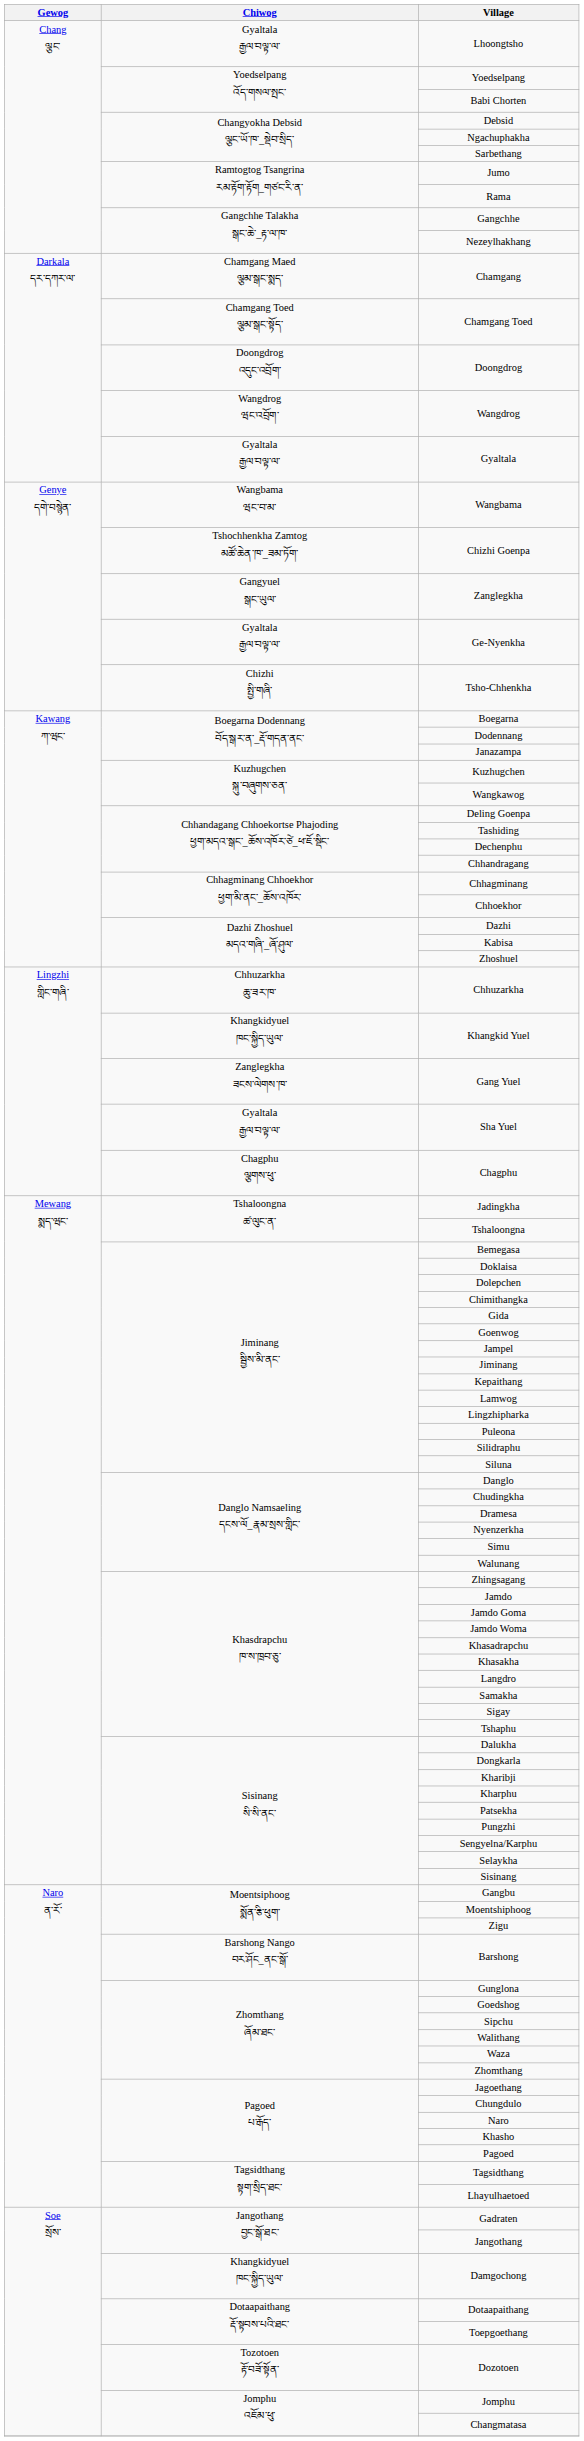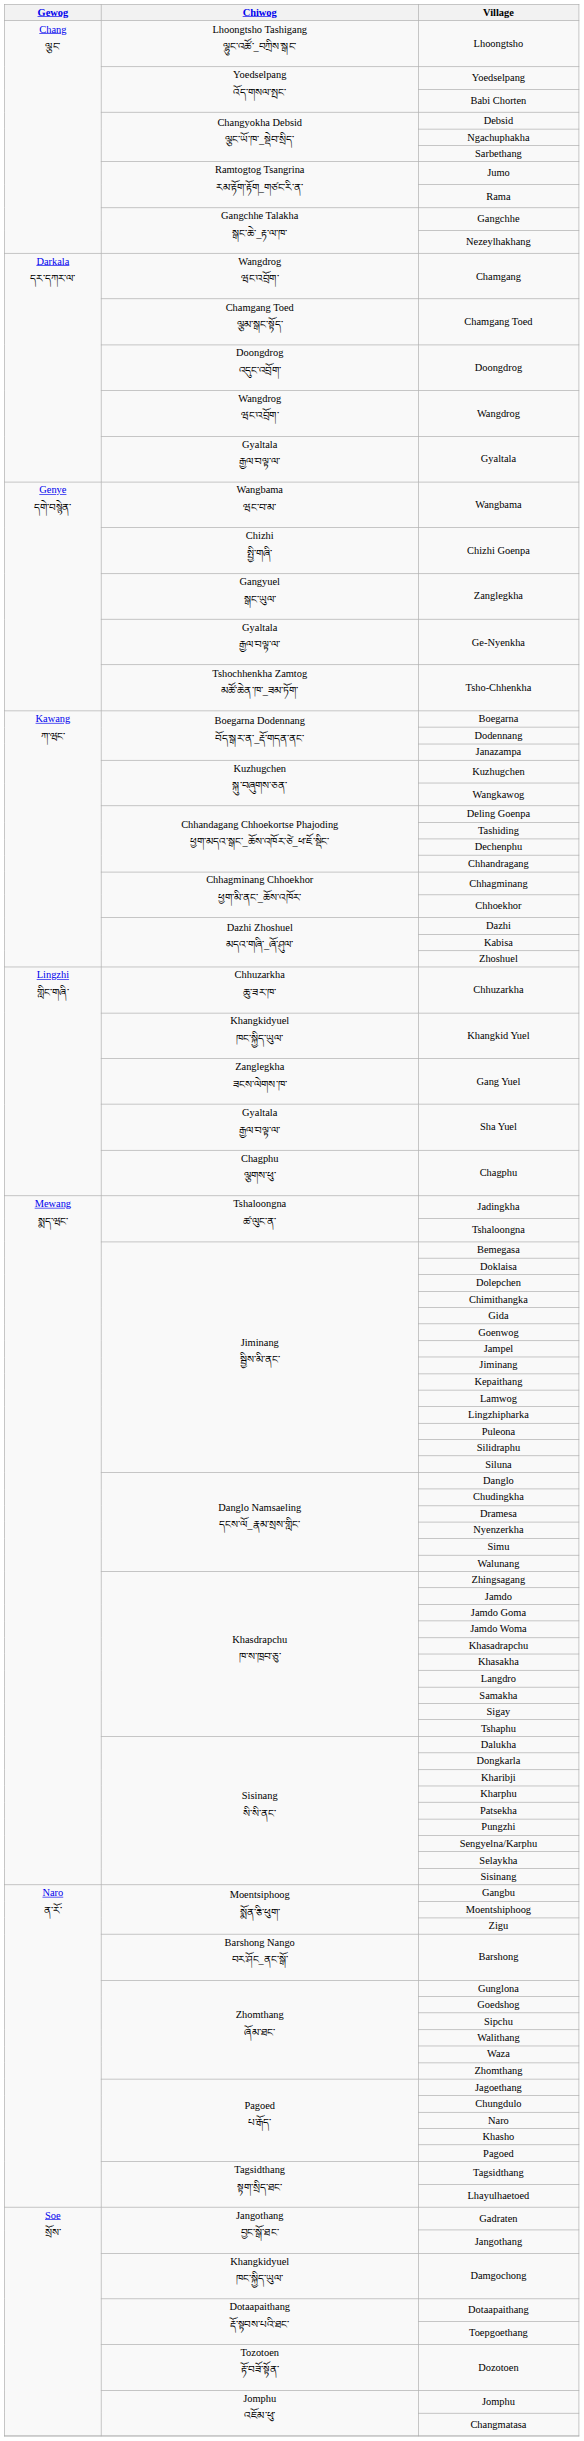(260, 38) Gyaltala རྒྱལ་བལྟ་ལ་ -> (260, 38) Lhoongtsho Tashigang ལྷུང་འཚོ་_བཀྲིས་སྒང་
(260, 270) Chamgang Maed ལྕམ་སྒང་སྨད་ -> (260, 270) Wangdrog ཝང་འབྲོག་
(260, 544) Tshochhenkha Zamtog མཚོ་ཆེན་ཁ་_ཟམ་ཏོག་ -> (260, 544) Chizhi སྤྱི་གཞི་
(260, 682) Chizhi སྤྱི་གཞི་ -> (260, 682) Tshochhenkha Zamtog མཚོ་ཆེན་ཁ་_ཟམ་ཏོག་
